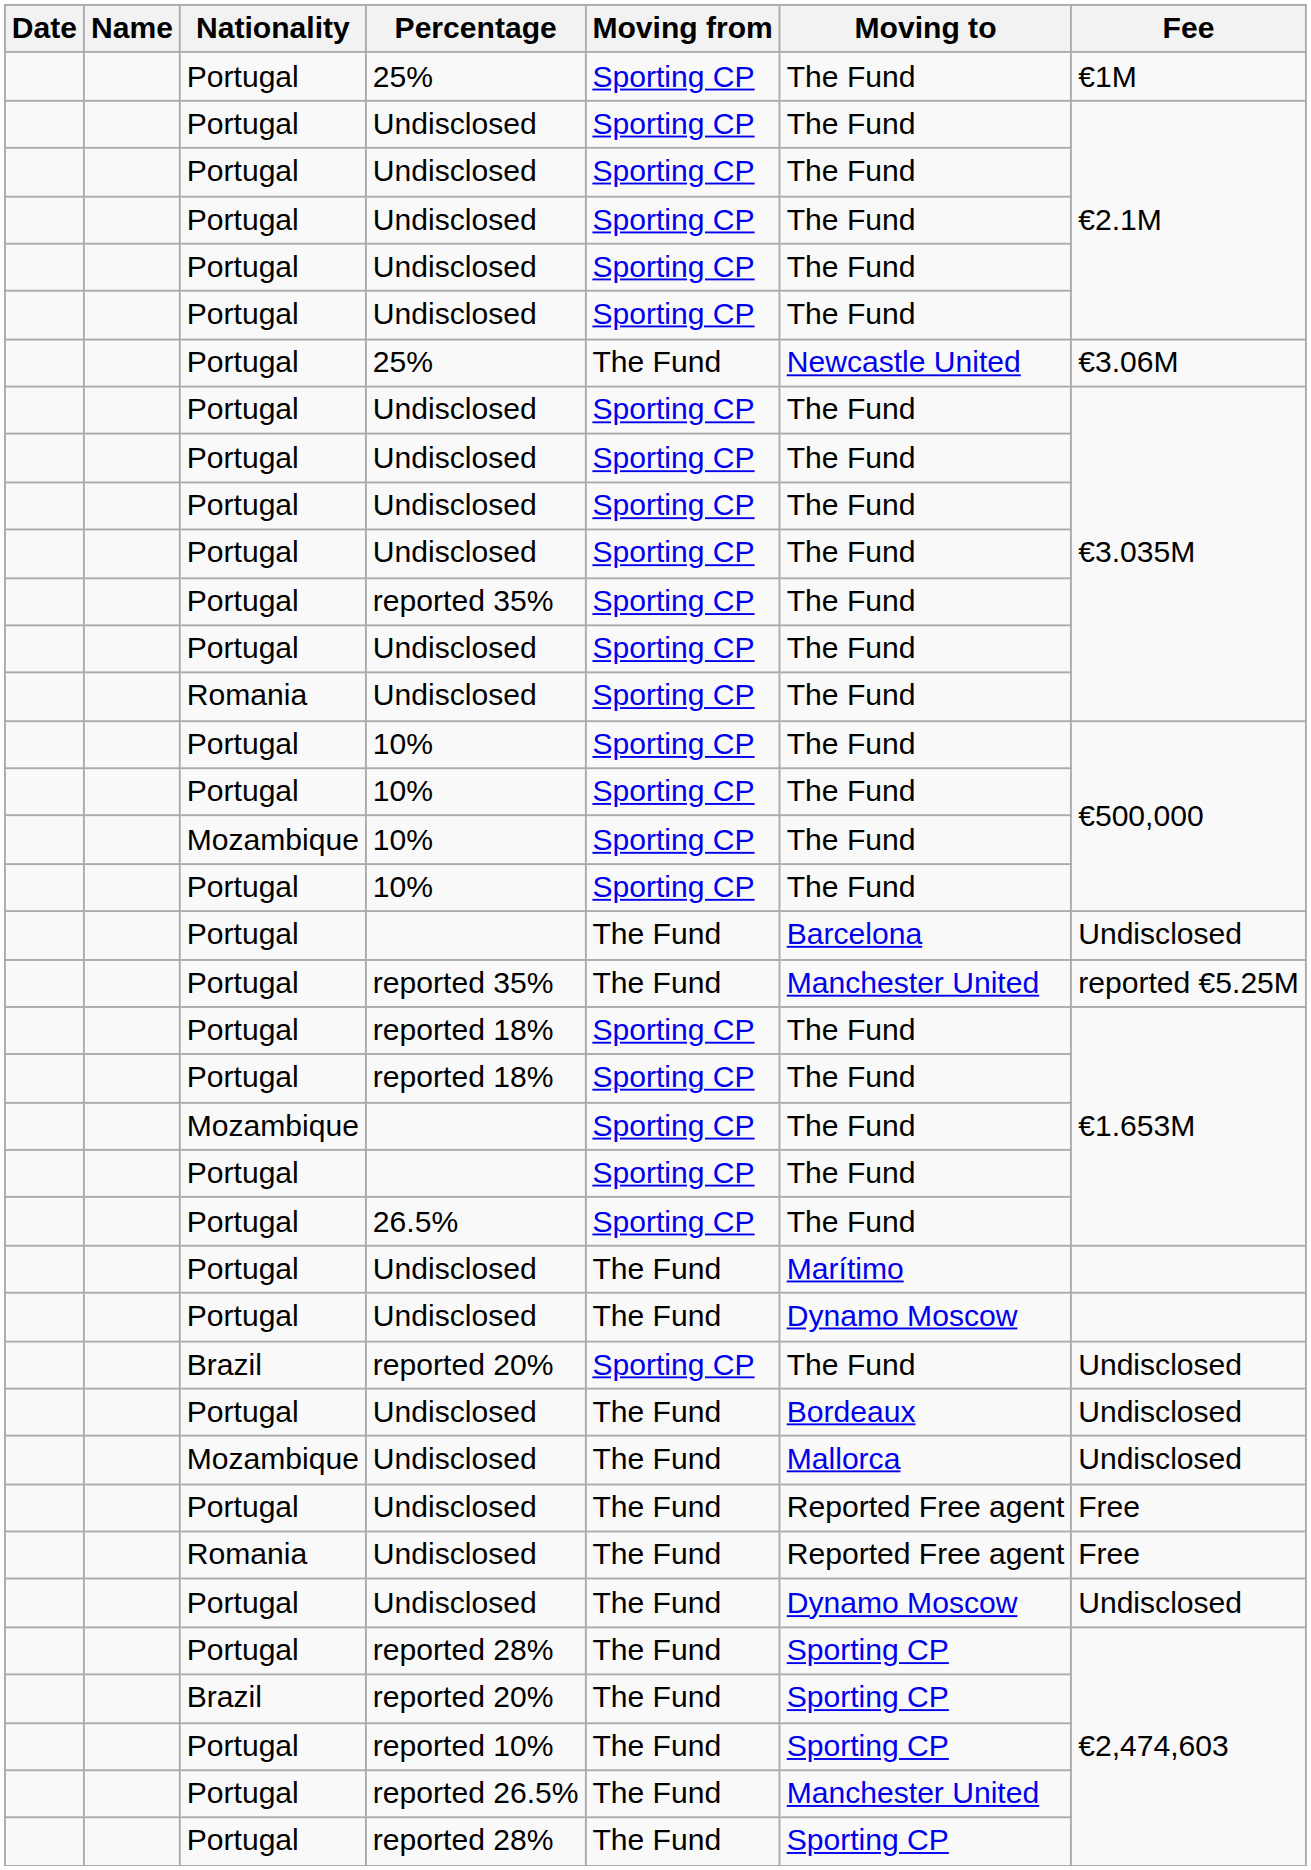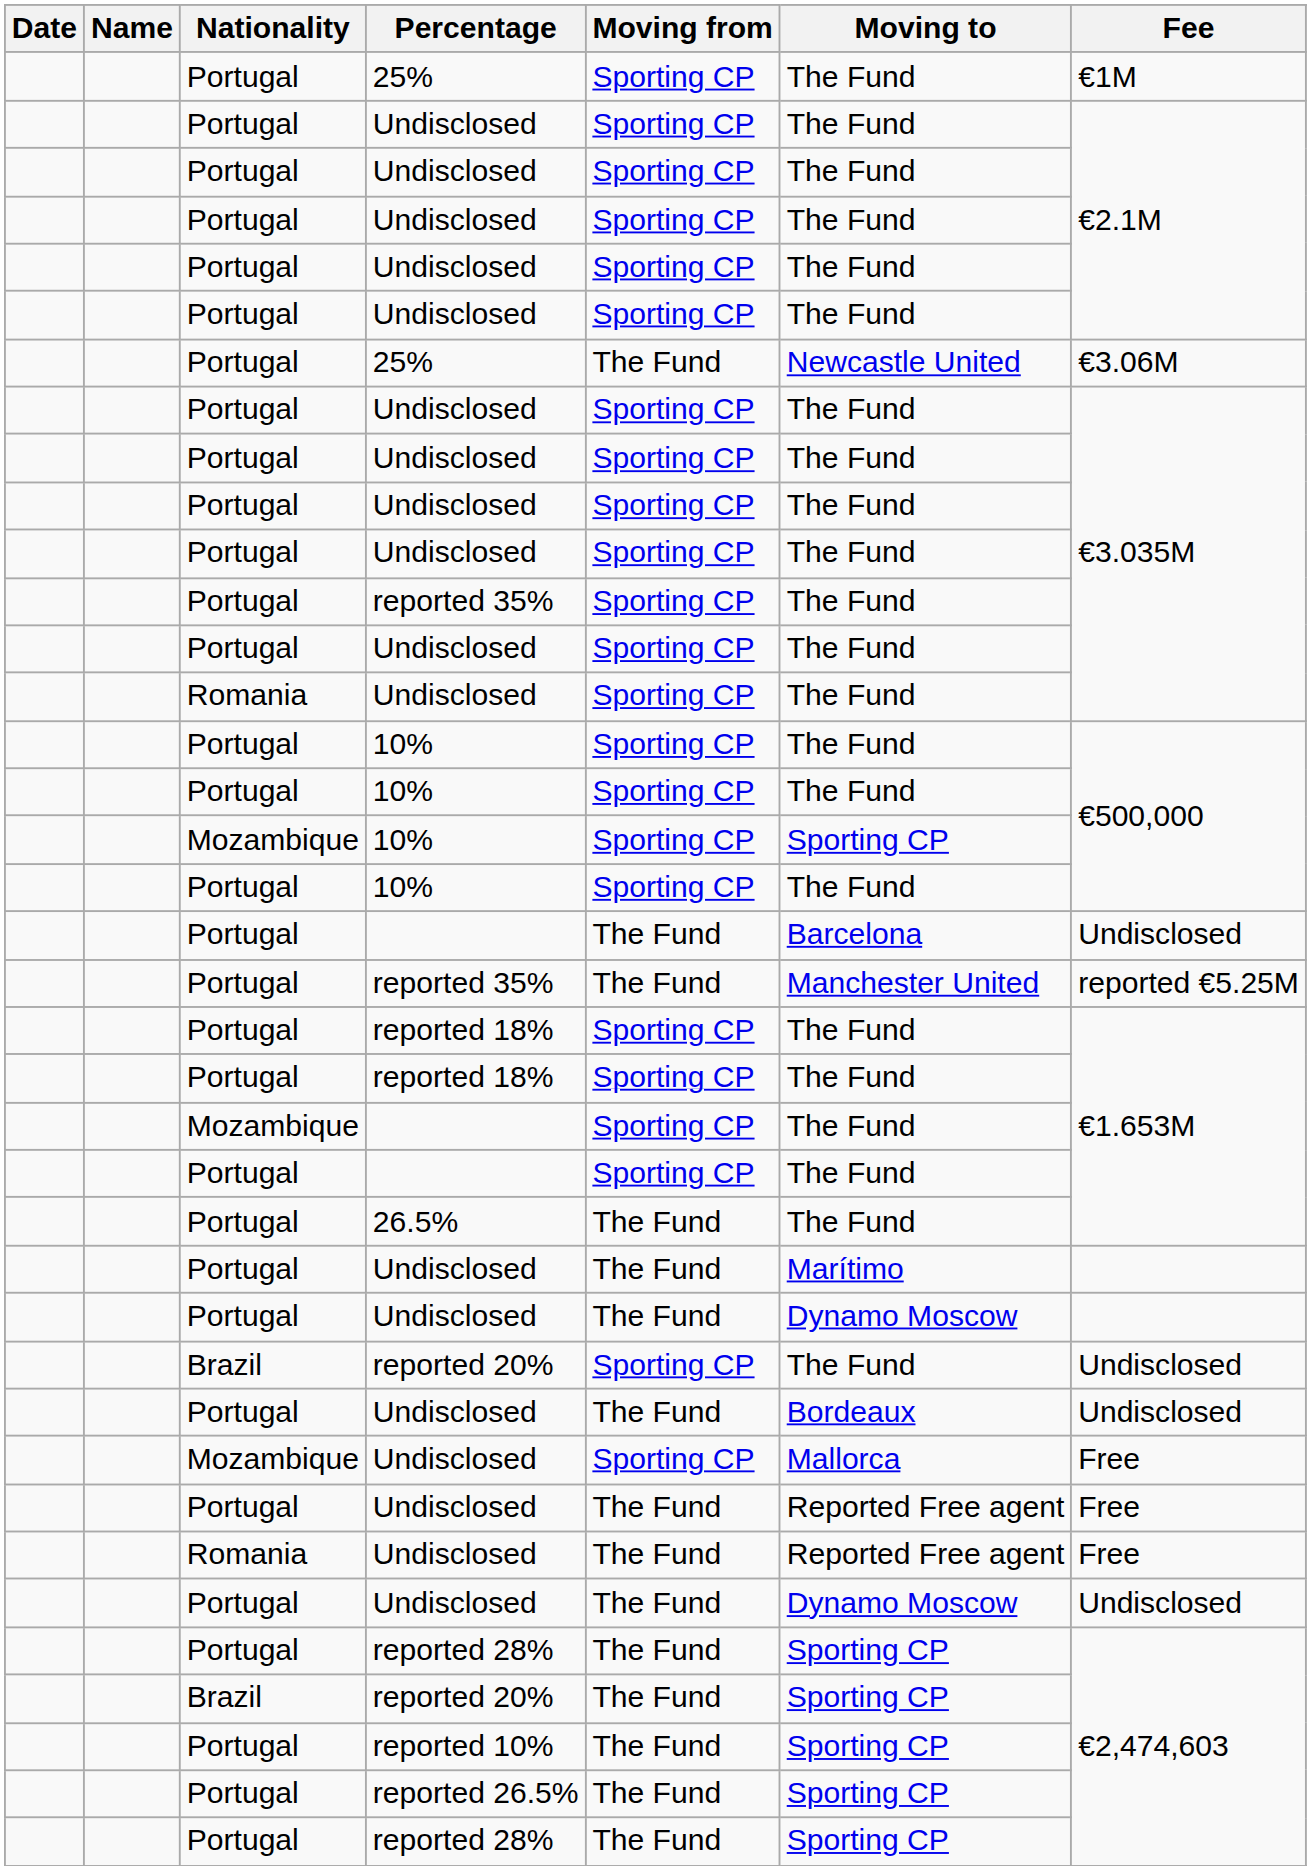(851, 839) The Fund -> (868, 839) Sporting CP
(673, 1220) Sporting CP -> (657, 1220) The Fund
(657, 1459) The Fund -> (673, 1459) Sporting CP
(1160, 1459) Undisclosed -> (1109, 1459) Free
(913, 1793) Manchester United -> (868, 1793) Sporting CP
